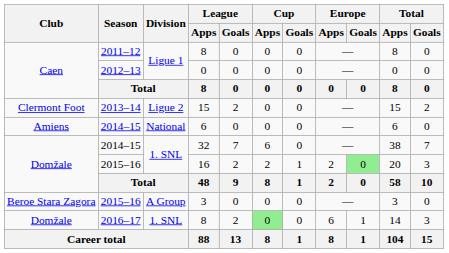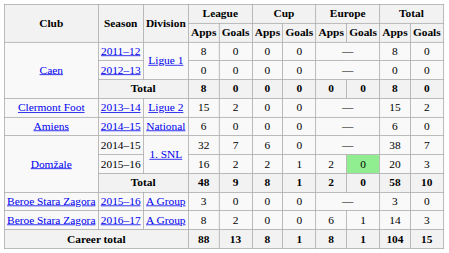(51, 220) Domžale -> (51, 220) Beroe Stara Zagora
(166, 220) 1. SNL -> (166, 220) A Group
(267, 220) lightgreen background -> (267, 220) no background
